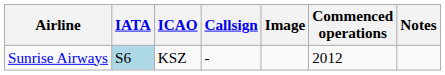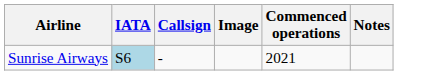- column: (178, 25)
(327, 57) 2012 -> (281, 57) 2021
